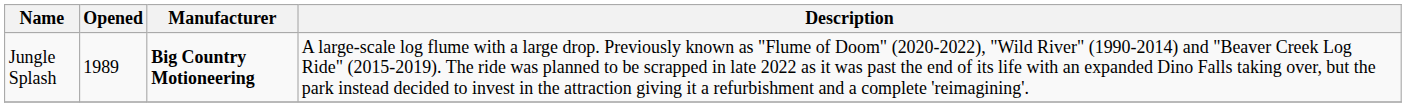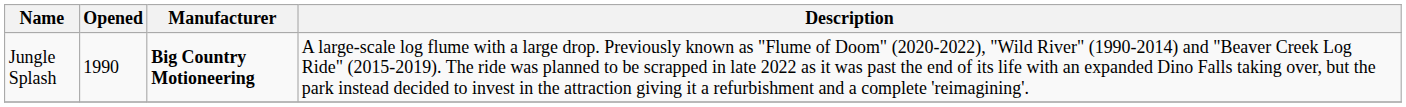(101, 67) 1989 -> (101, 67) 1990
